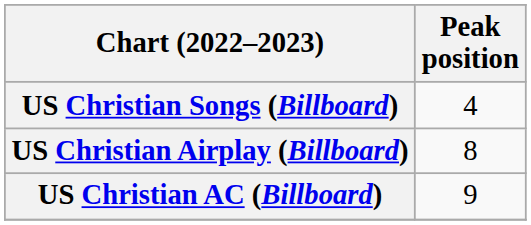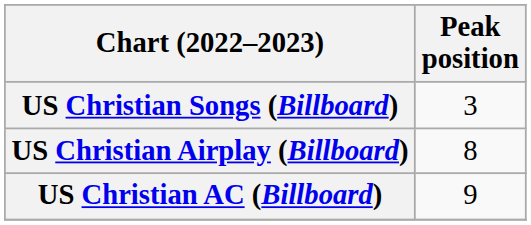(470, 104) 4 -> (470, 104) 3
